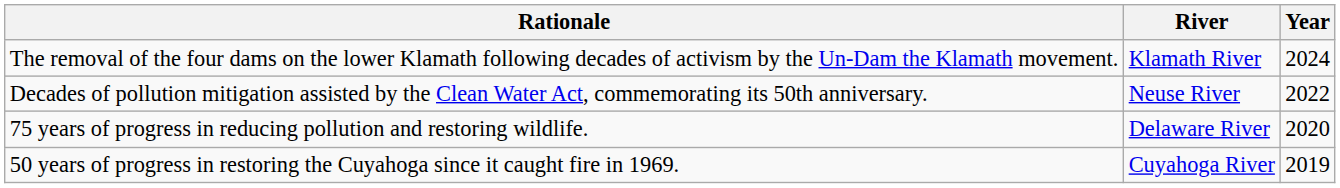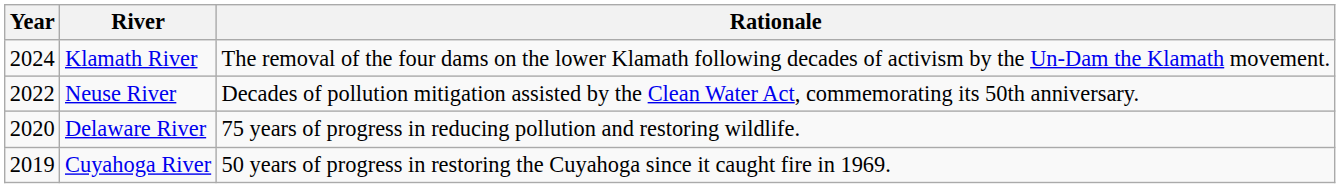columns swapped: (1308, 22) <-> (564, 22)
